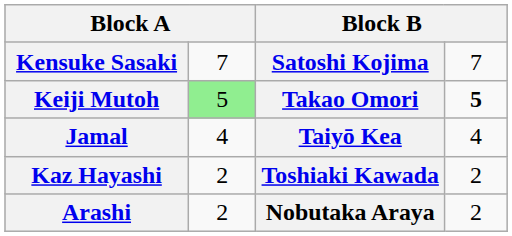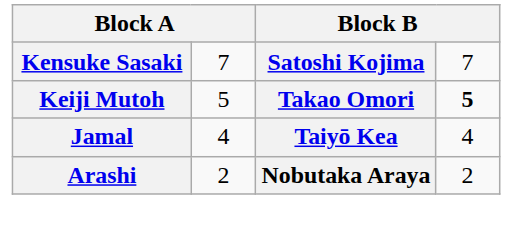(222, 99) lightgreen background -> (223, 99) no background
- row: (97, 174)
